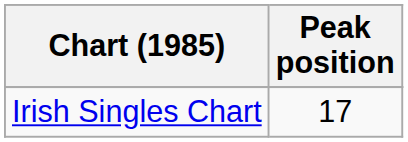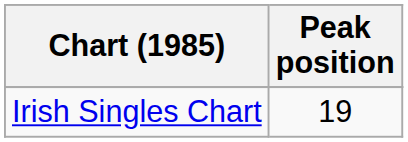(335, 111) 17 -> (335, 111) 19
